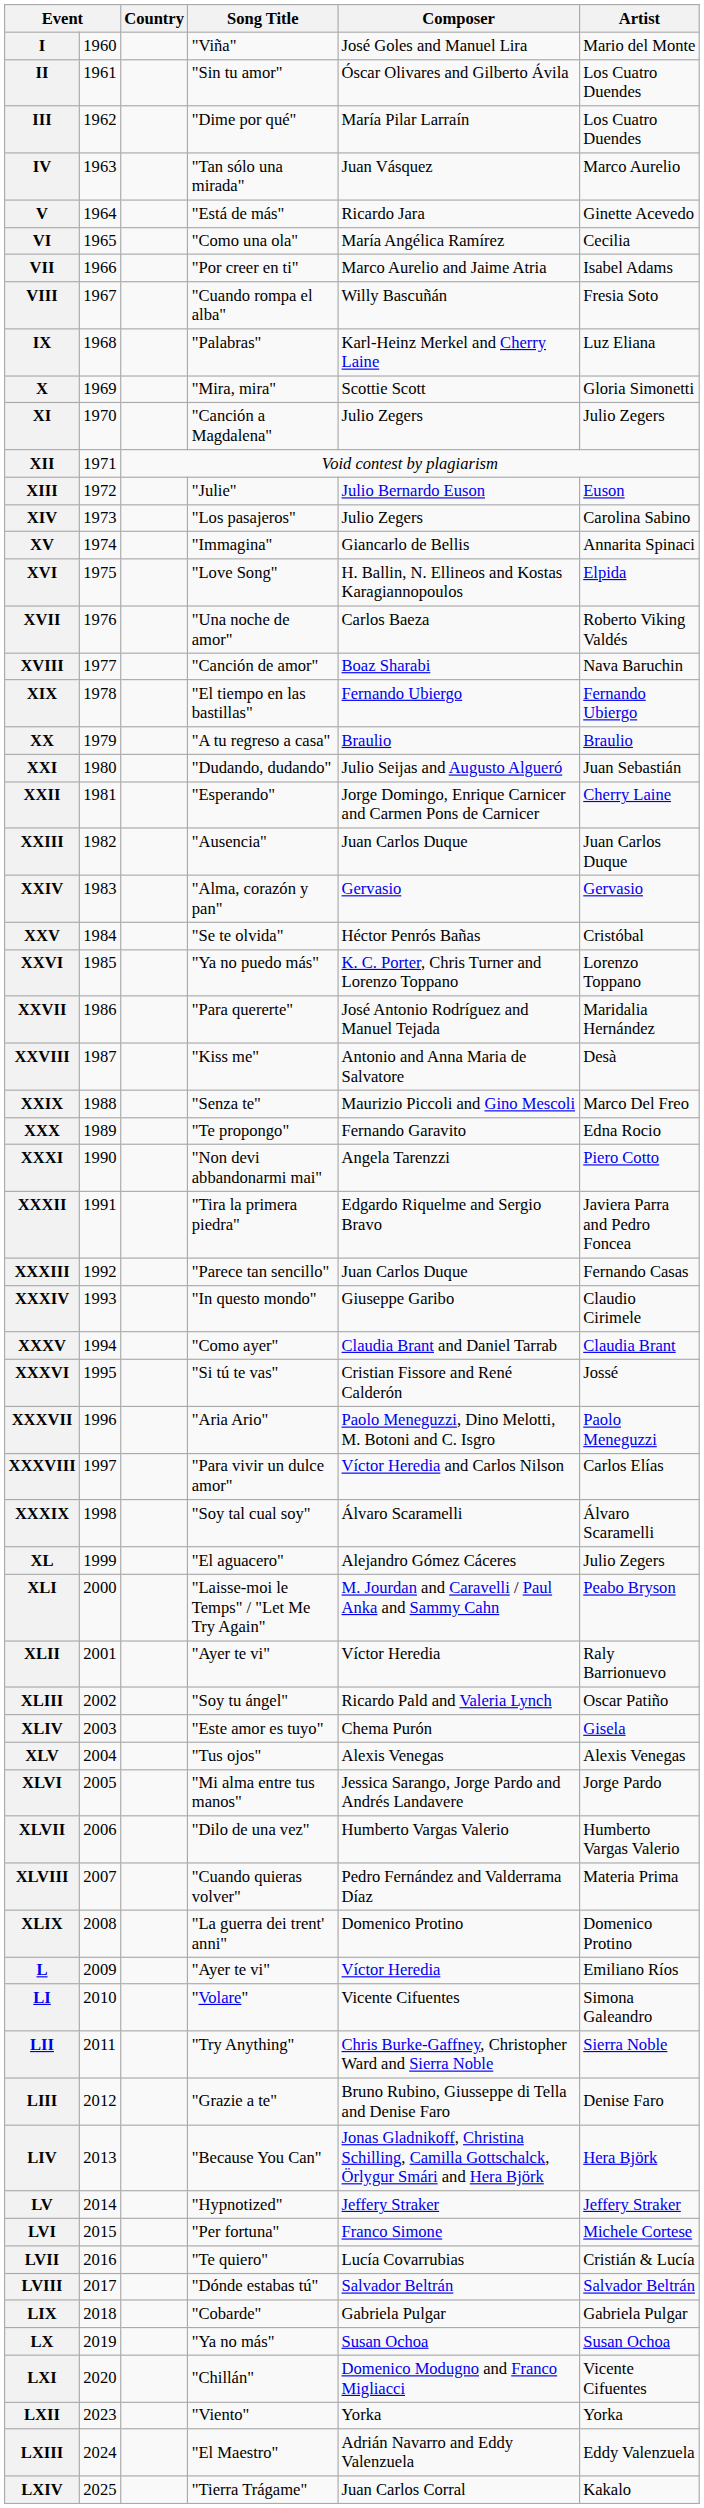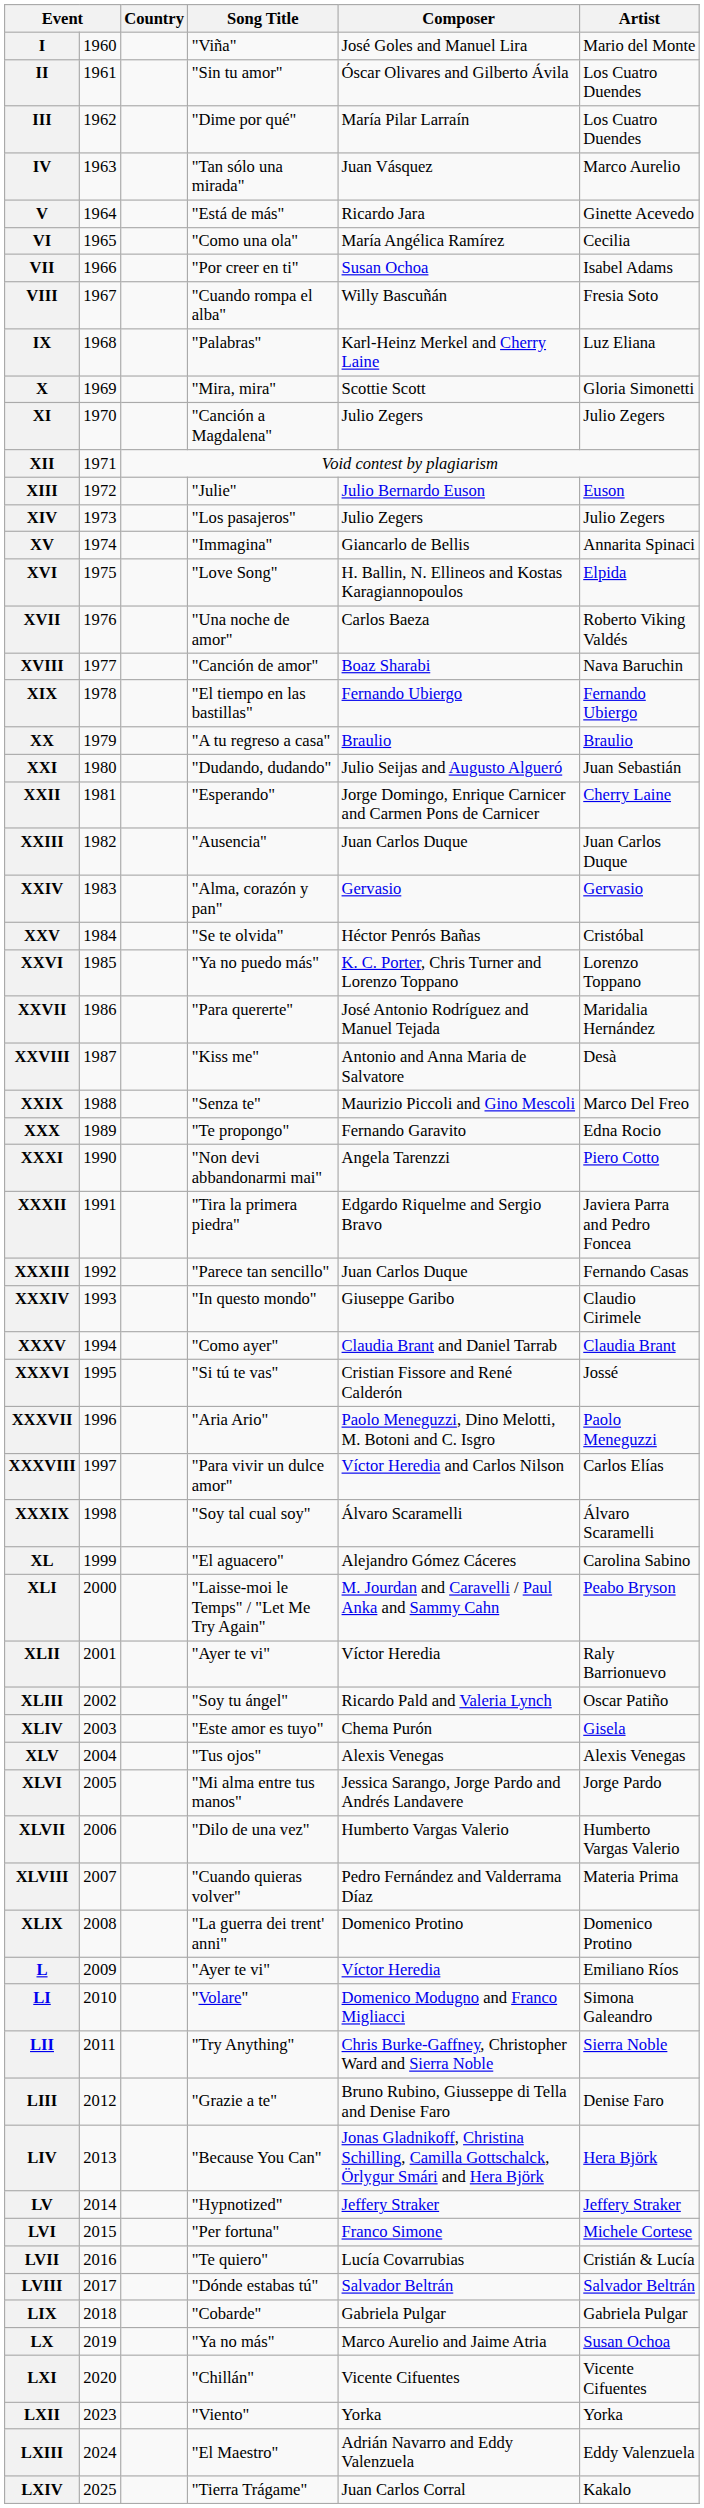(444, 268) Marco Aurelio and Jaime Atria -> (385, 268) Susan Ochoa
(637, 518) Carolina Sabino -> (624, 518) Julio Zegers
(624, 1560) Julio Zegers -> (637, 1560) Carolina Sabino
(401, 1997) Vicente Cifuentes -> (449, 2007) Domenico Modugno and Franco Migliacci
(385, 2341) Susan Ochoa -> (444, 2341) Marco Aurelio and Jaime Atria
(449, 2378) Domenico Modugno and Franco Migliacci -> (401, 2378) Vicente Cifuentes
